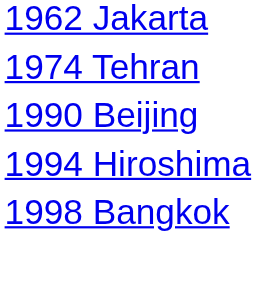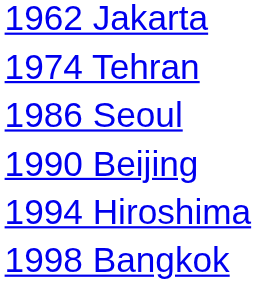+ row: (94, 115)
